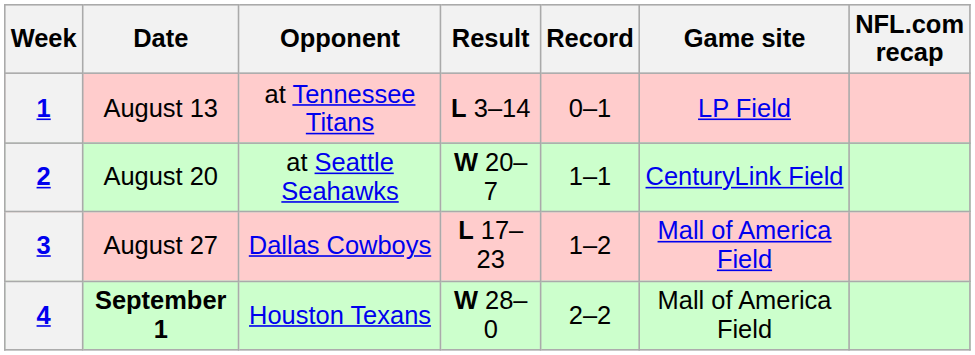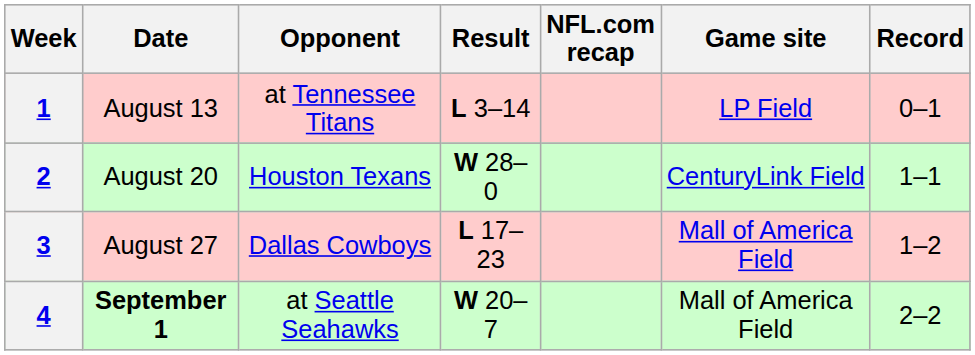columns swapped: (590, 38) <-> (910, 38)
(340, 176) at Seattle Seahawks -> (340, 176) Houston Texans
(491, 176) W 20–7 -> (491, 176) W 28–0
(340, 314) Houston Texans -> (340, 314) at Seattle Seahawks
(491, 314) W 28–0 -> (491, 314) W 20–7
